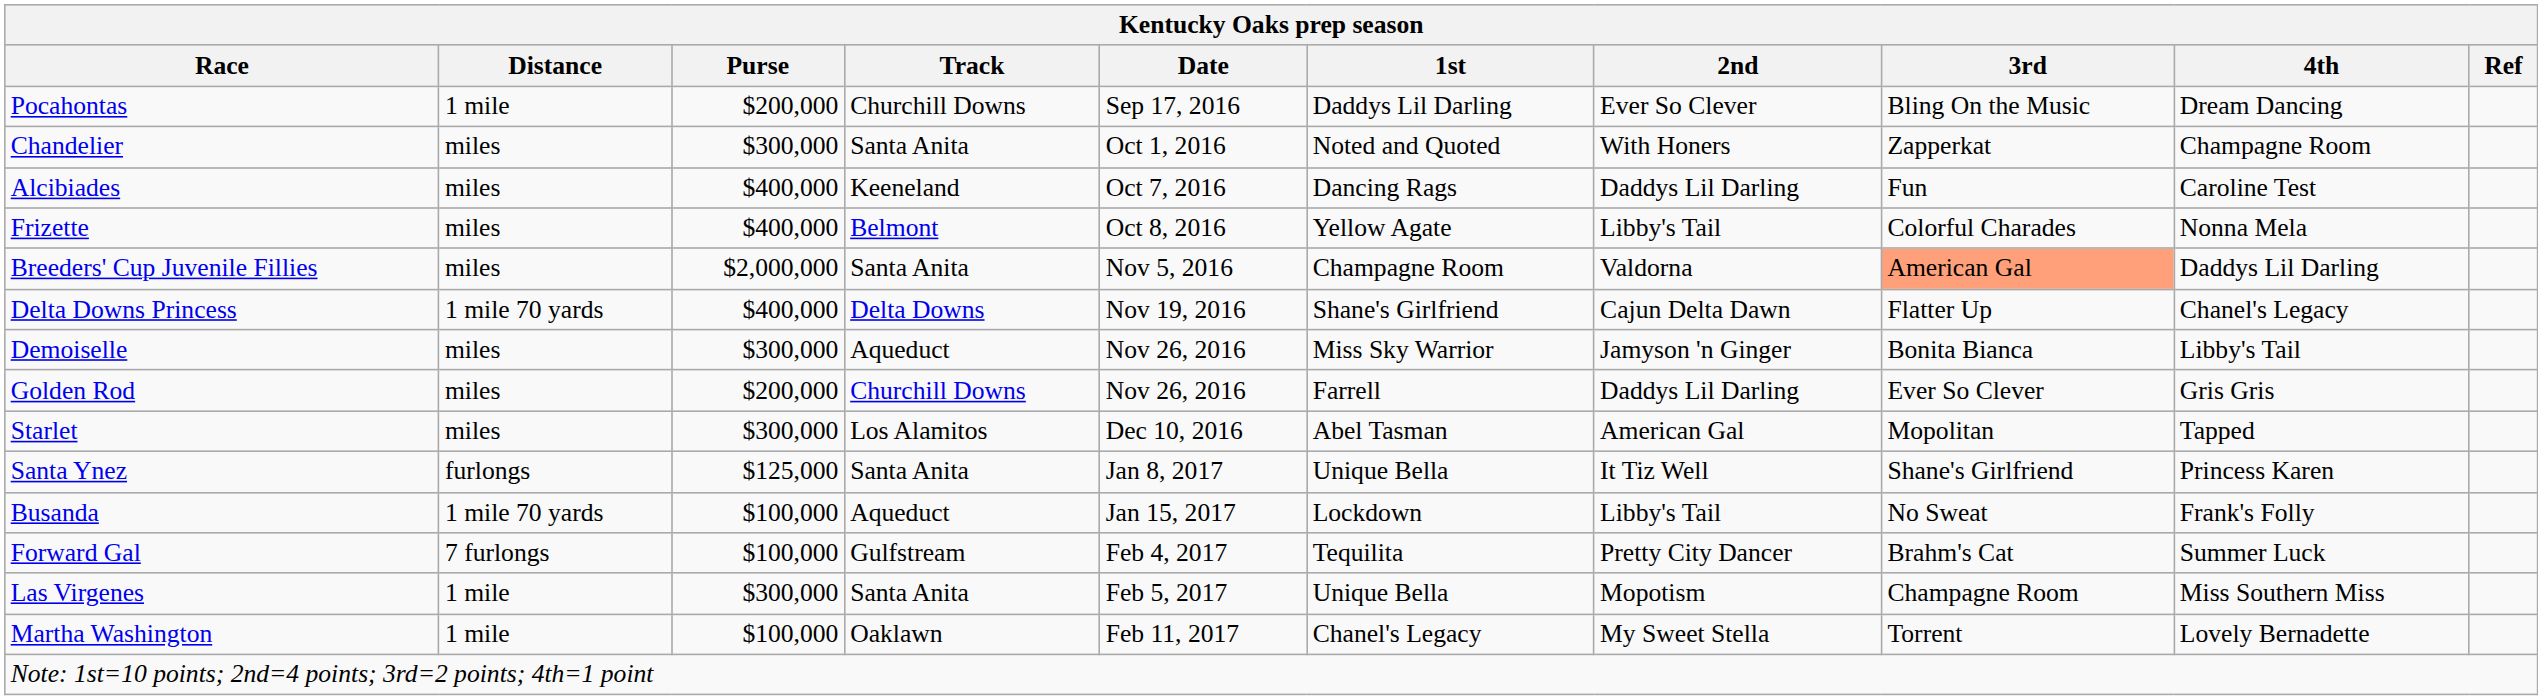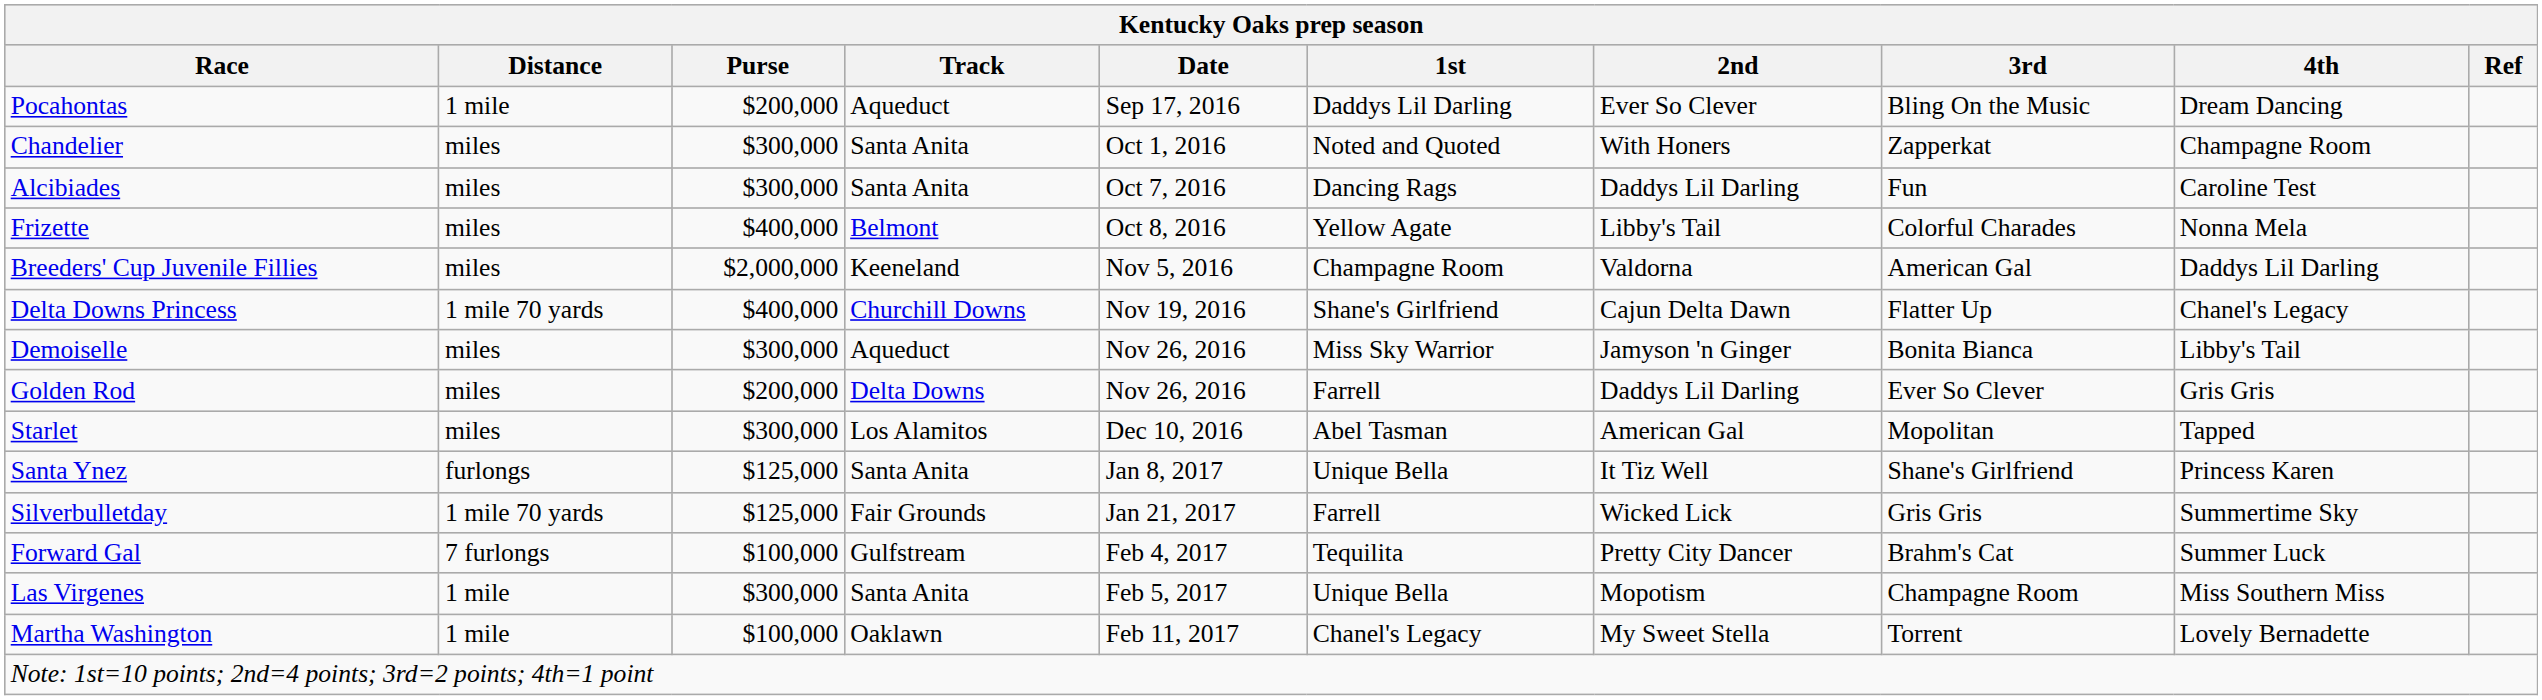(938, 106) Churchill Downs -> (900, 106) Aqueduct
(790, 187) $400,000 -> (790, 187) $300,000
(905, 187) Keeneland -> (910, 187) Santa Anita
(910, 268) Santa Anita -> (905, 268) Keeneland
(1960, 268) lightsalmon background -> (1960, 268) no background
(917, 308) Delta Downs -> (938, 308) Churchill Downs
(938, 390) Churchill Downs -> (917, 390) Delta Downs
- row: (55, 512)
+ row: (89, 512)
